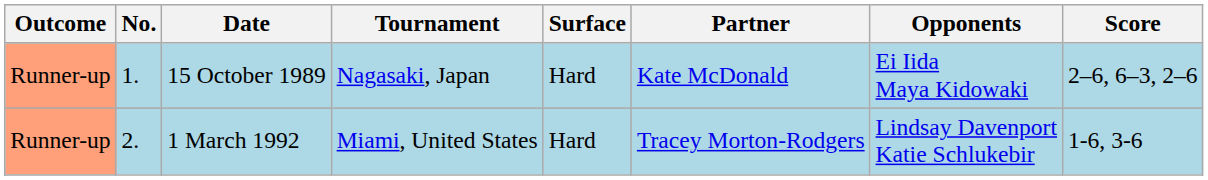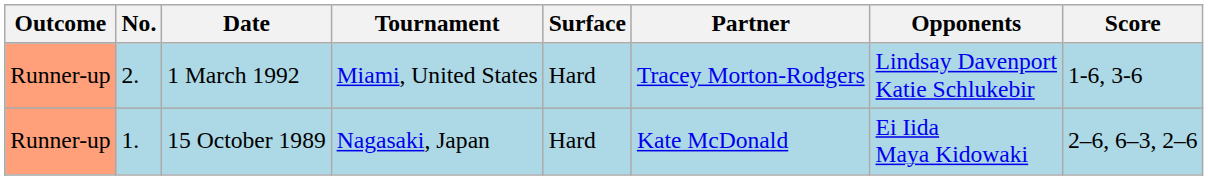rows swapped: (246, 75) <-> (233, 140)
